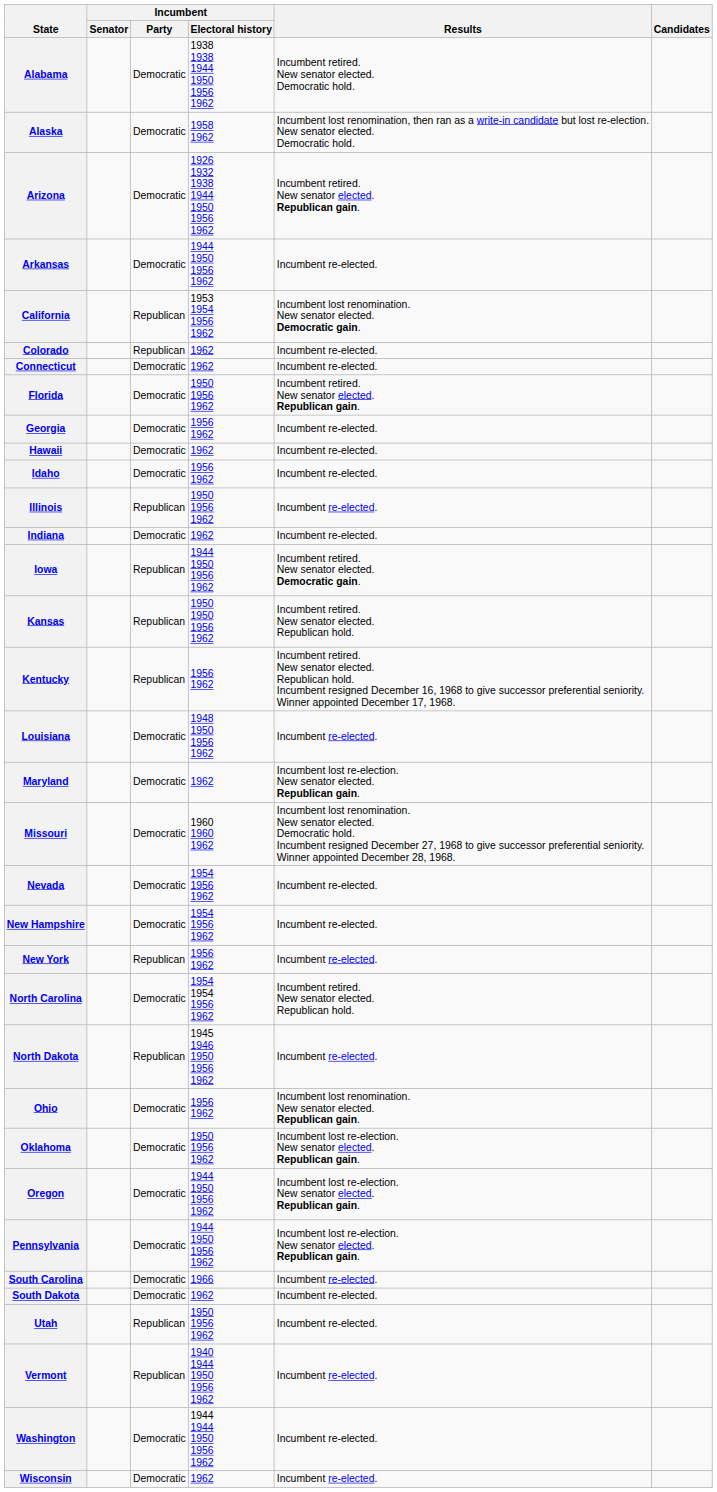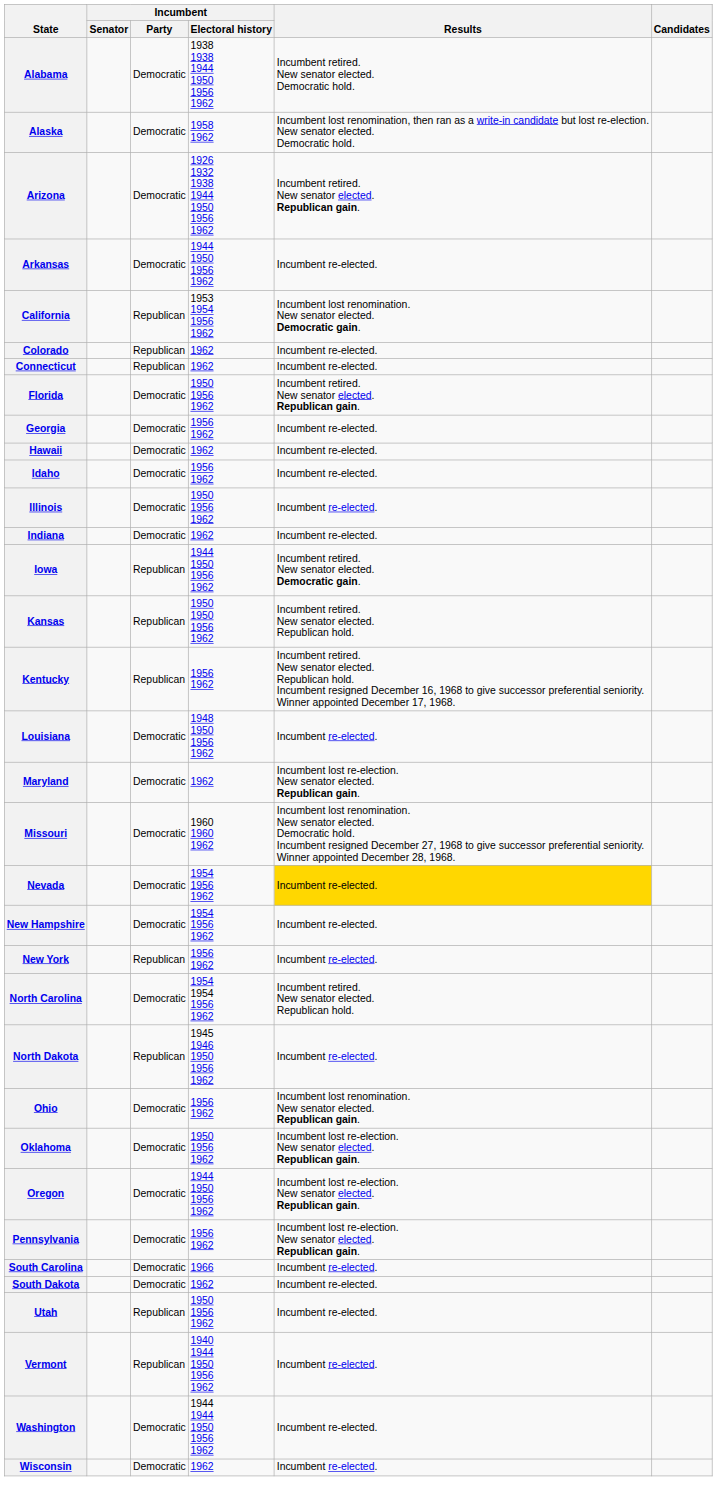(159, 366) Democratic -> (159, 366) Republican
(159, 507) Republican -> (159, 507) Democratic
(327, 885) no background -> (327, 885) gold background
(202, 1245) 1944 1950 1956 1962 -> (202, 1239) 1956 1962
